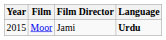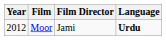(16, 27) 2015 -> (16, 27) 2012
